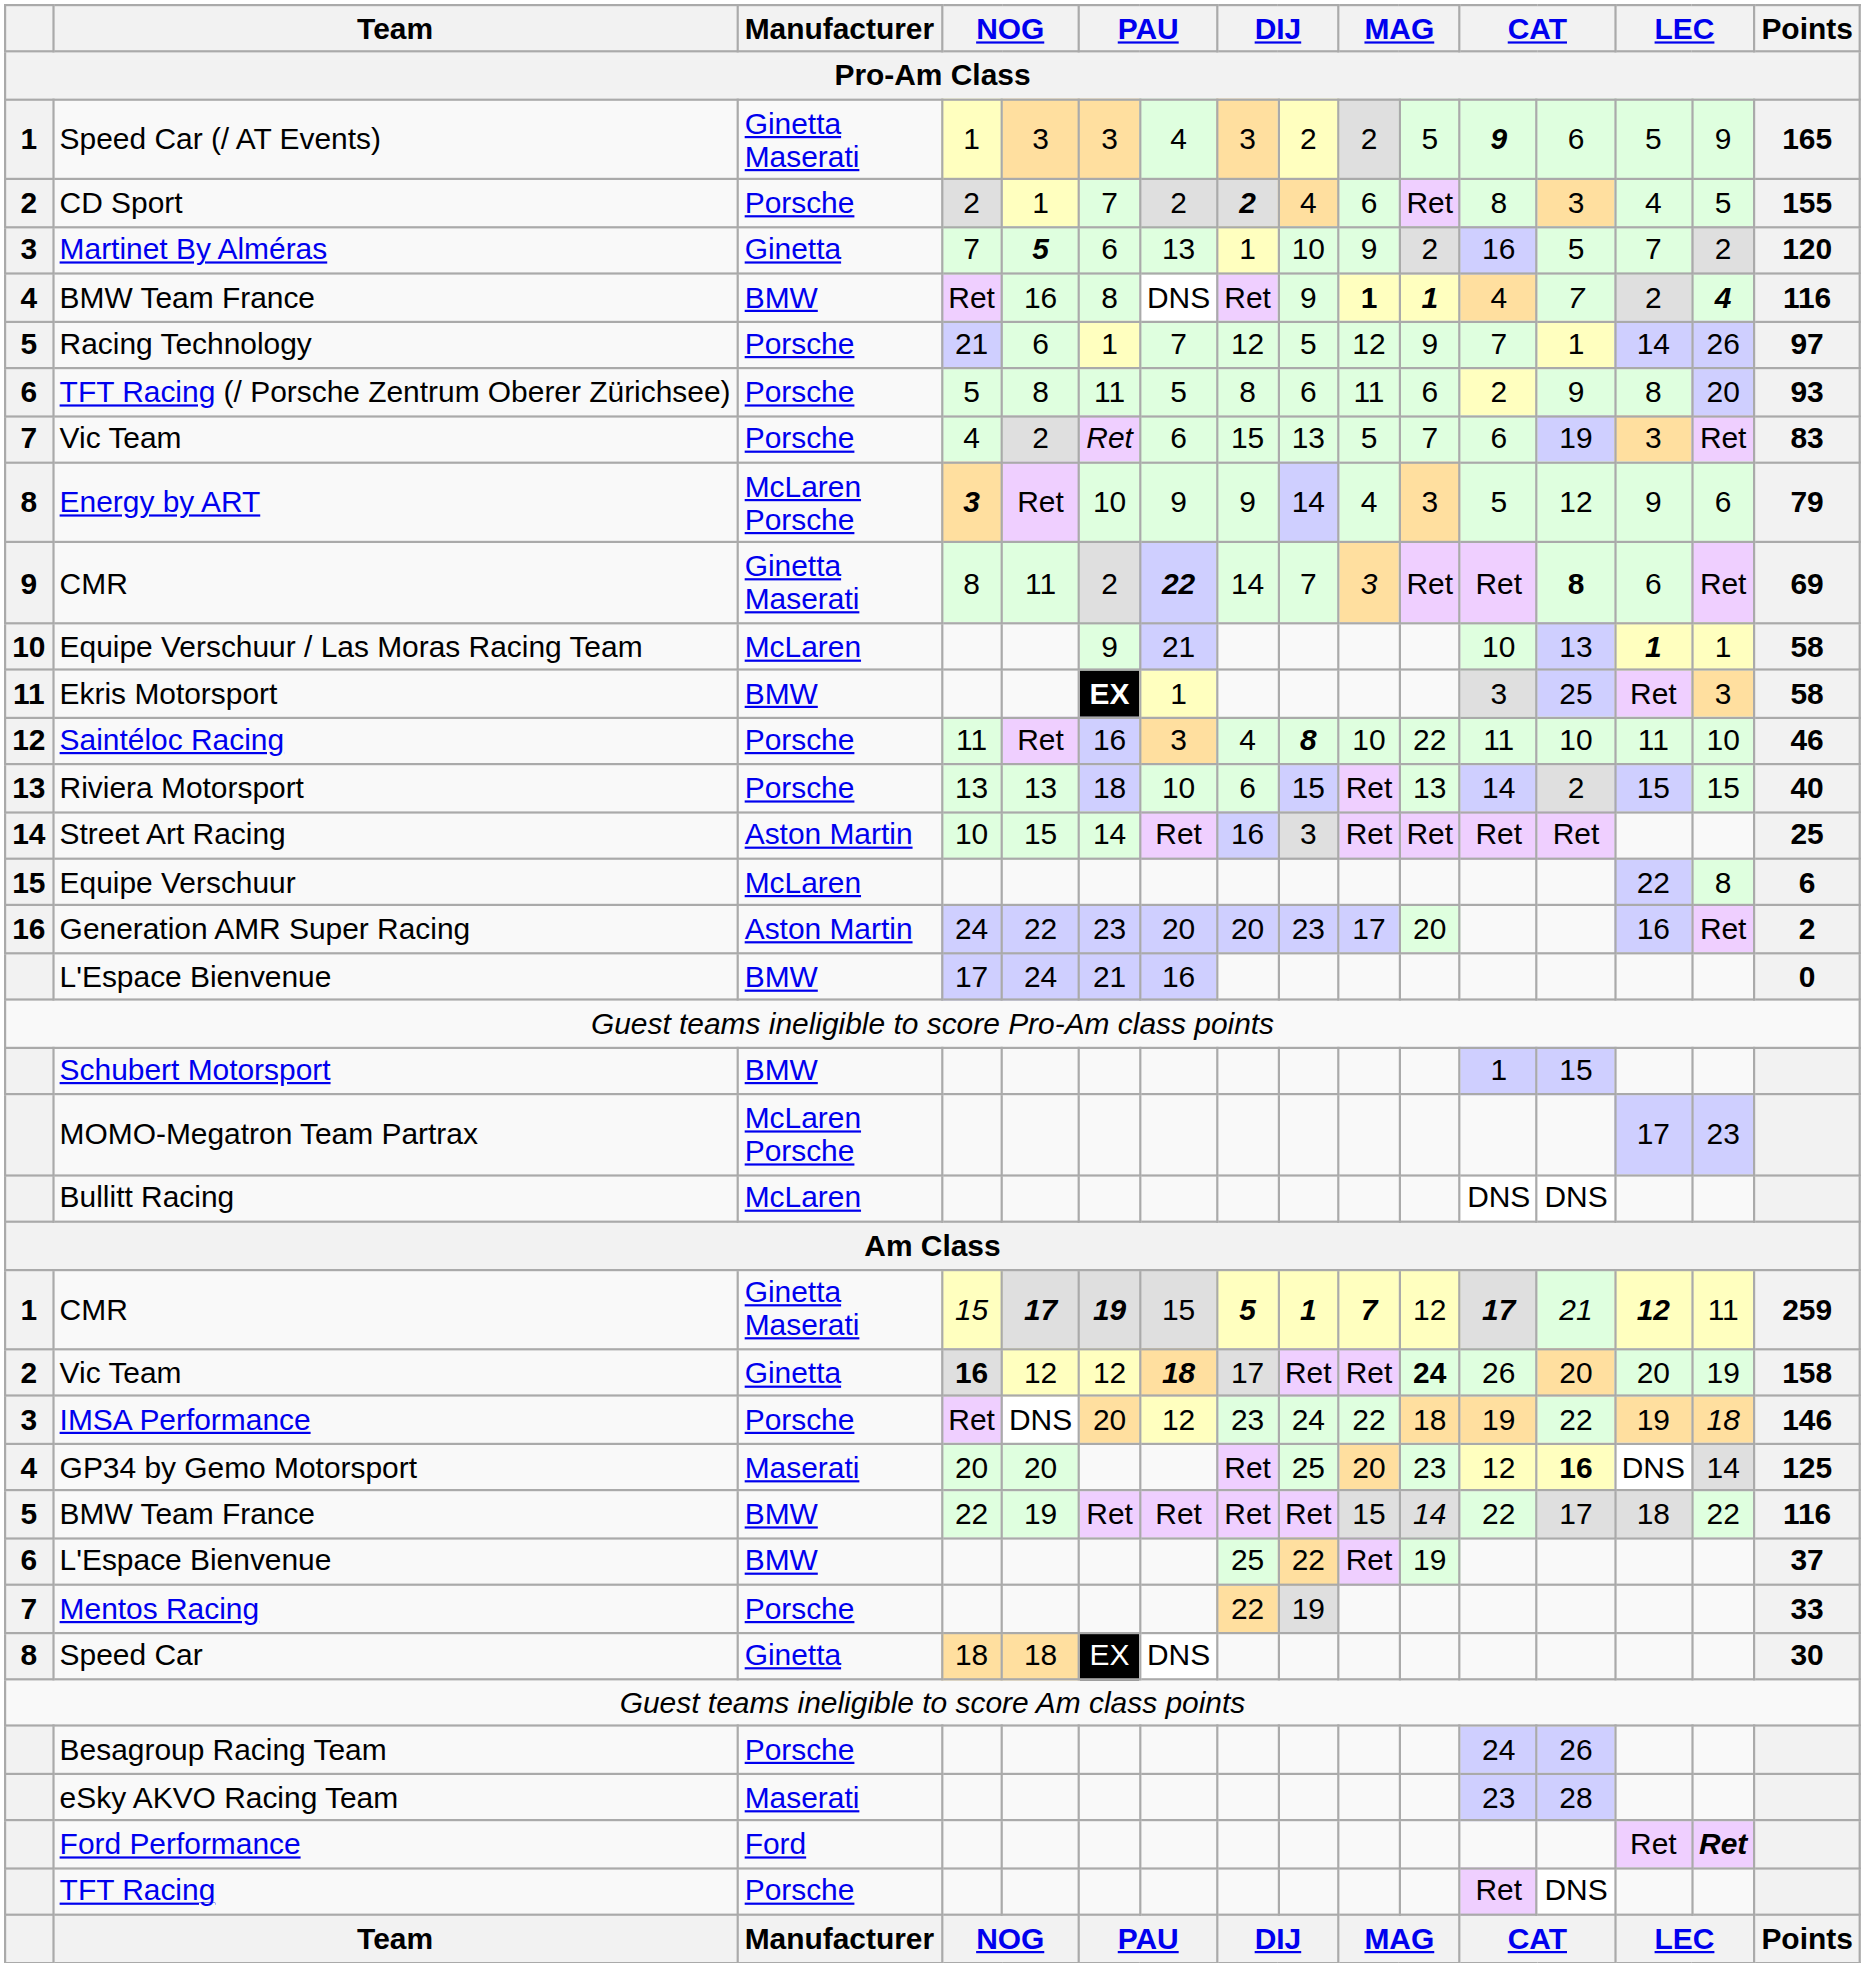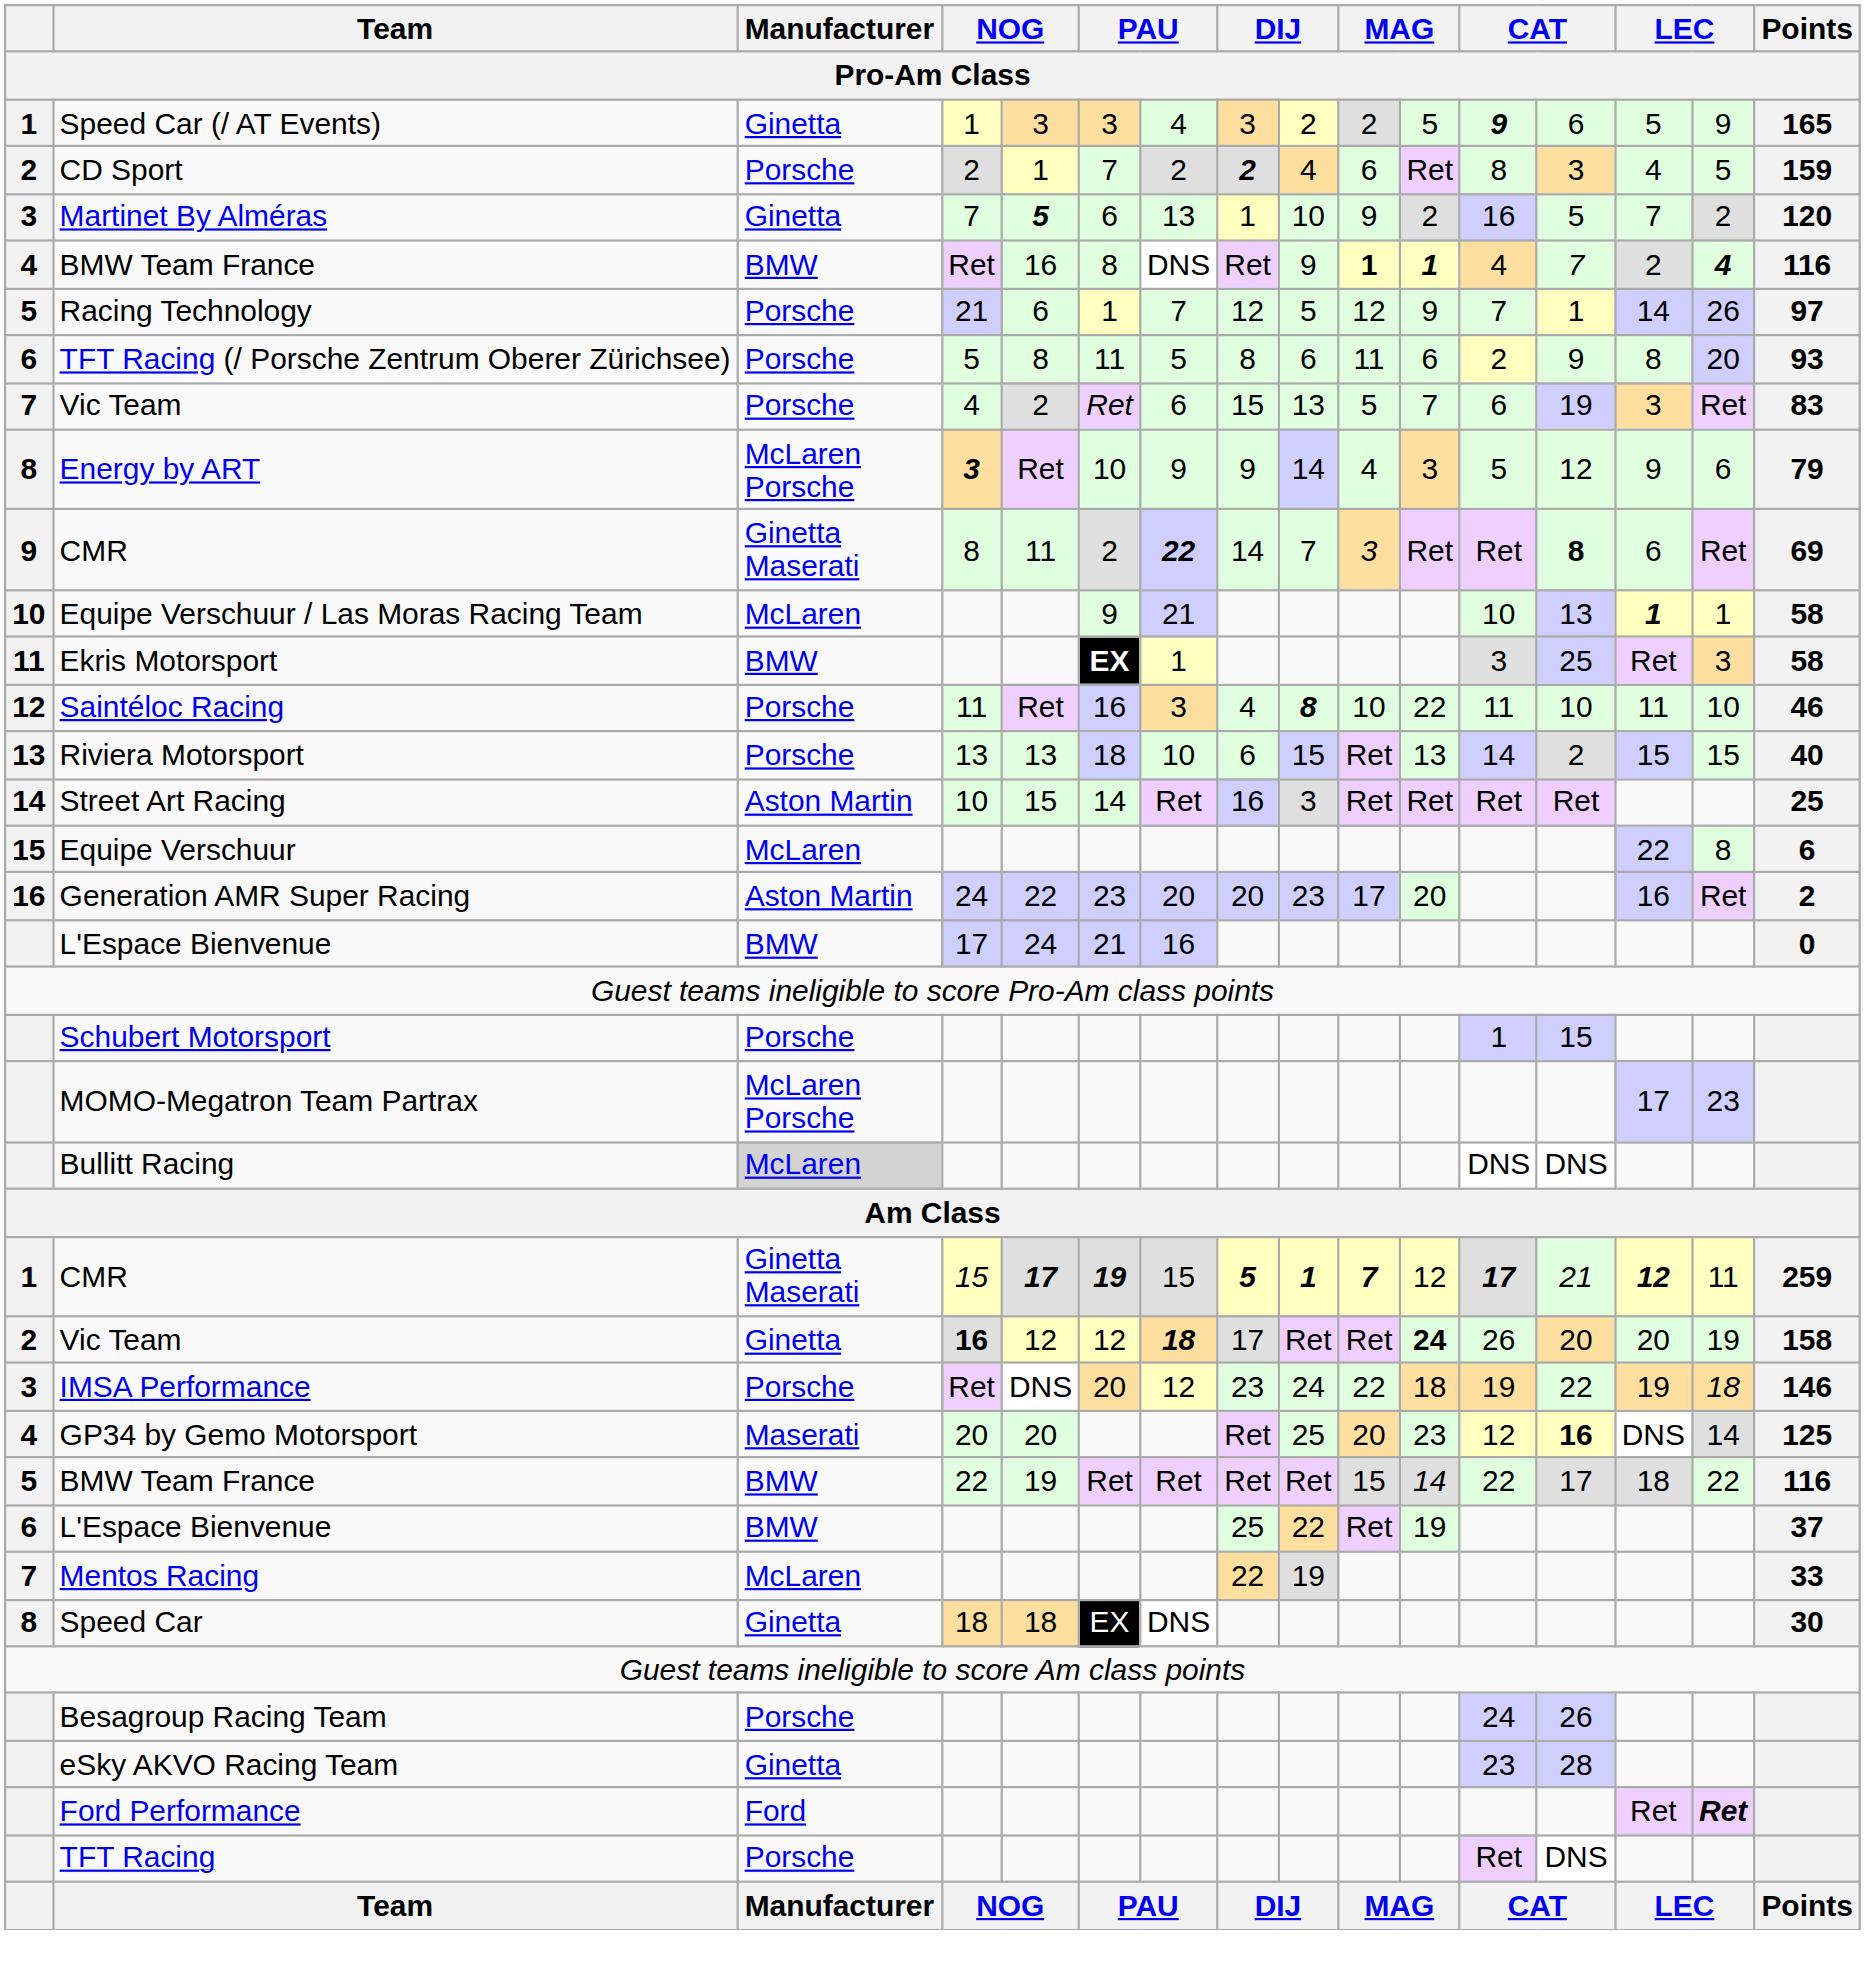(802, 139) Ginetta Maserati -> (793, 123) Ginetta
(1807, 203) 155 -> (1807, 170) 159
(781, 1071) BMW -> (800, 1038) Porsche
(803, 1198) no background -> (803, 1165) lightgrey background
(800, 1608) Porsche -> (803, 1575) McLaren
(802, 1797) Maserati -> (793, 1764) Ginetta
